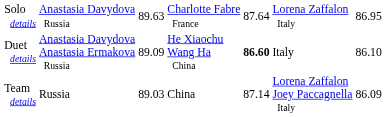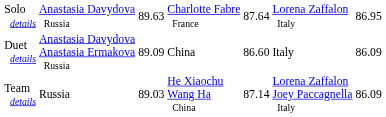(195, 52) He Xiaochu Wang Ha China -> (181, 52) China
(256, 52) bold -> (256, 52) normal
(369, 52) 86.10 -> (369, 52) 86.09
(181, 94) China -> (195, 94) He Xiaochu Wang Ha China
